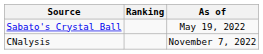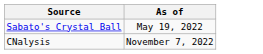- column: (145, 12)
